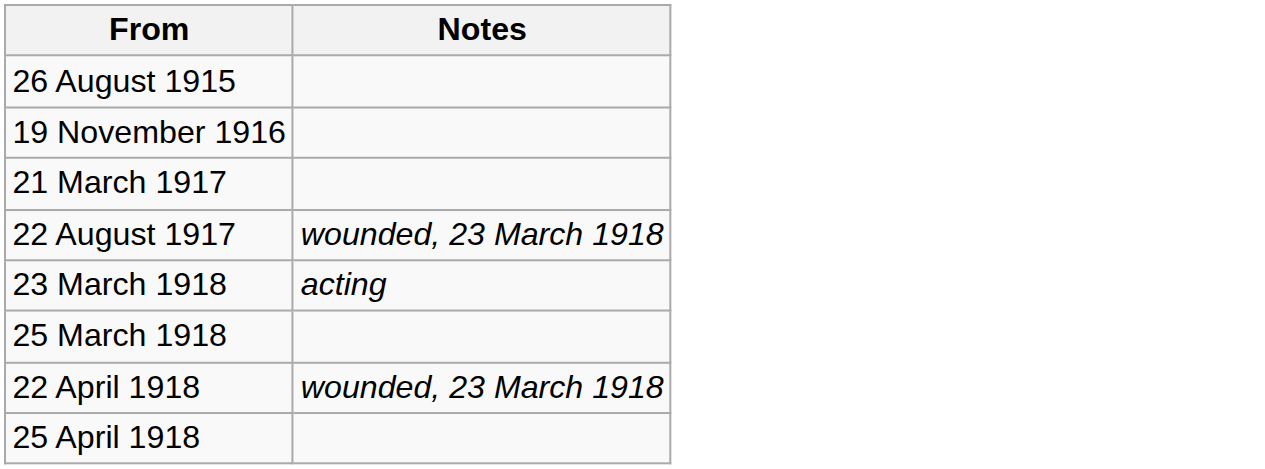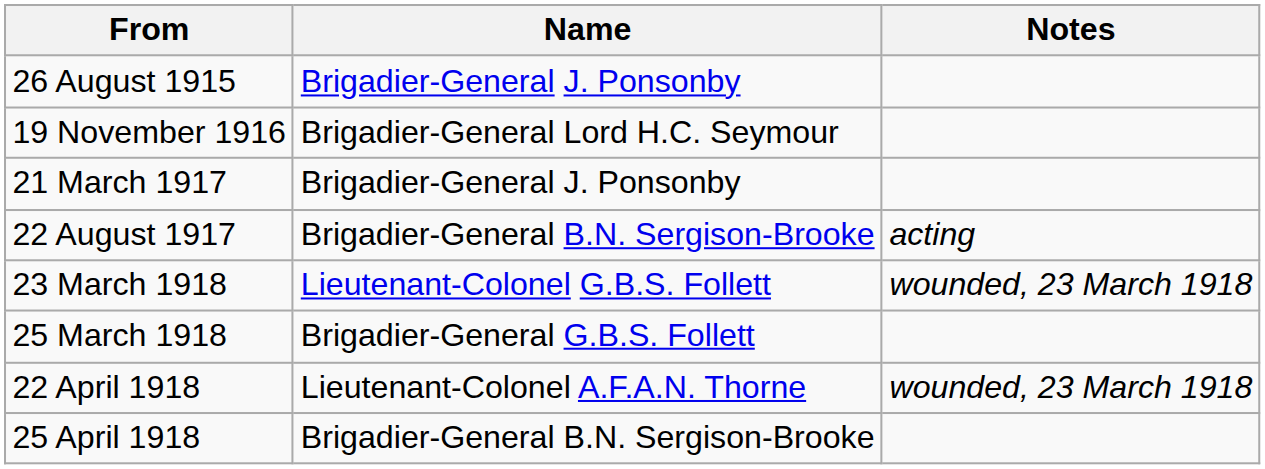+ column: (588, 30)
(482, 234) wounded, 23 March 1918 -> (932, 234) acting
(344, 285) acting -> (1071, 285) wounded, 23 March 1918
